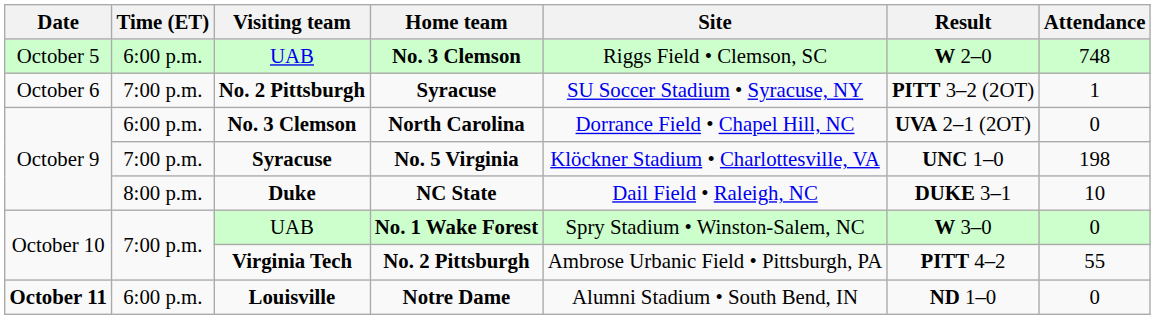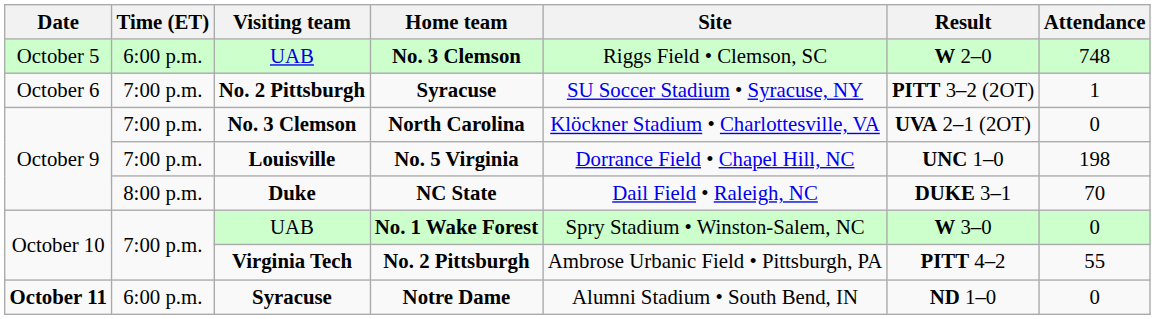(163, 124) 6:00 p.m. -> (163, 124) 7:00 p.m.
(715, 124) Dorrance Field • Chapel Hill, NC -> (715, 124) Klöckner Stadium • Charlottesville, VA
(292, 159) Syracuse -> (292, 159) Louisville
(715, 159) Klöckner Stadium • Charlottesville, VA -> (715, 159) Dorrance Field • Chapel Hill, NC
(1095, 193) 10 -> (1095, 193) 70
(292, 296) Louisville -> (292, 296) Syracuse
